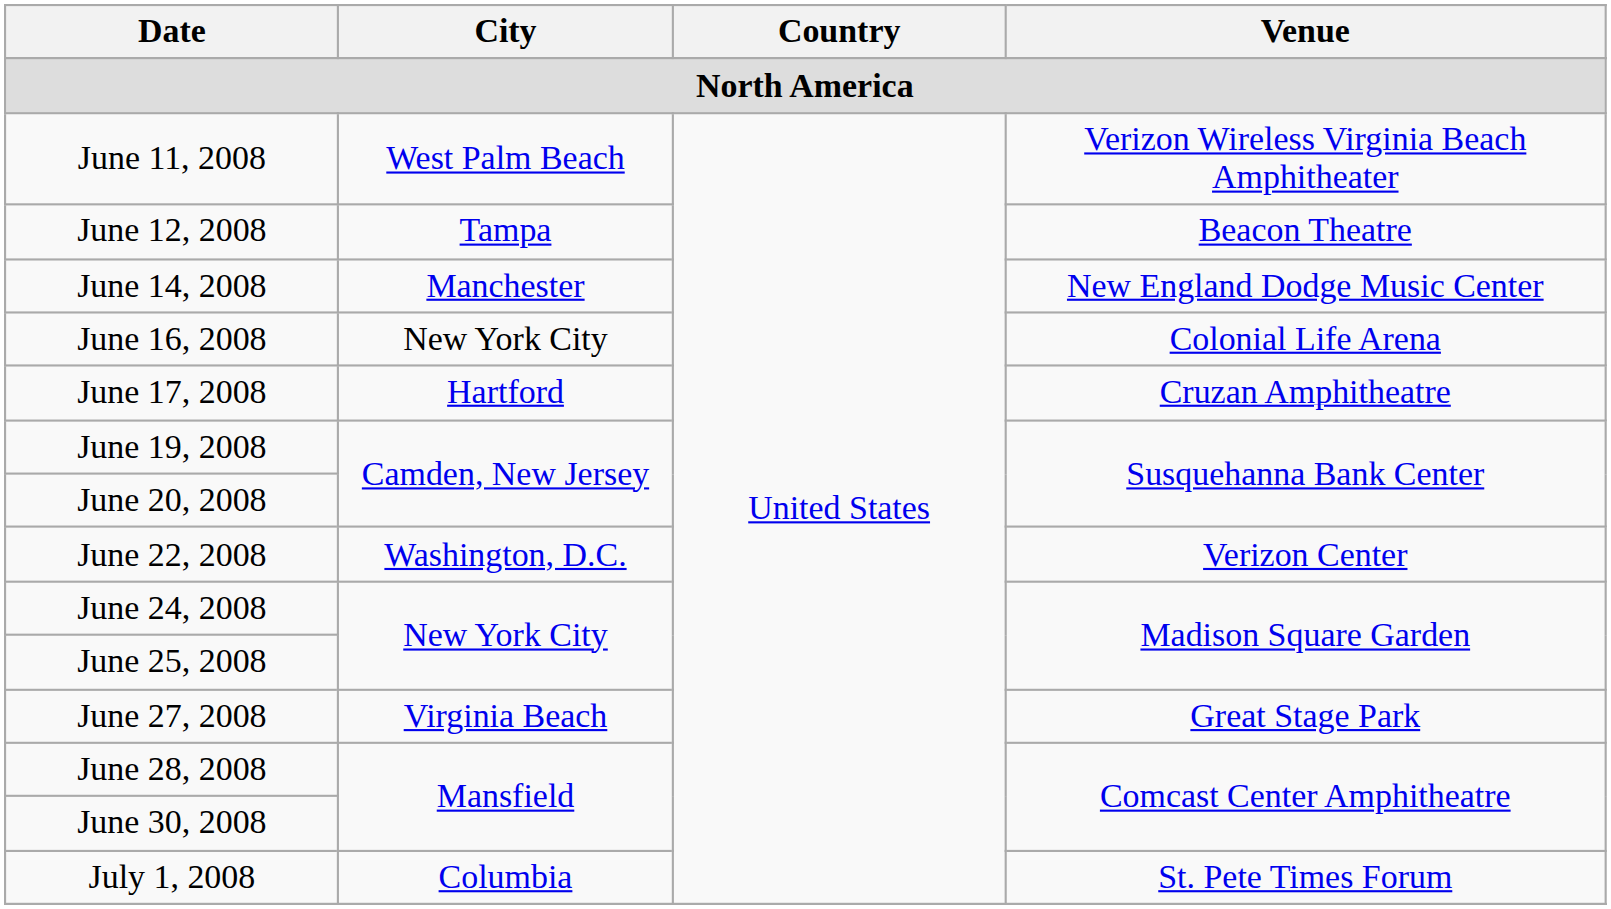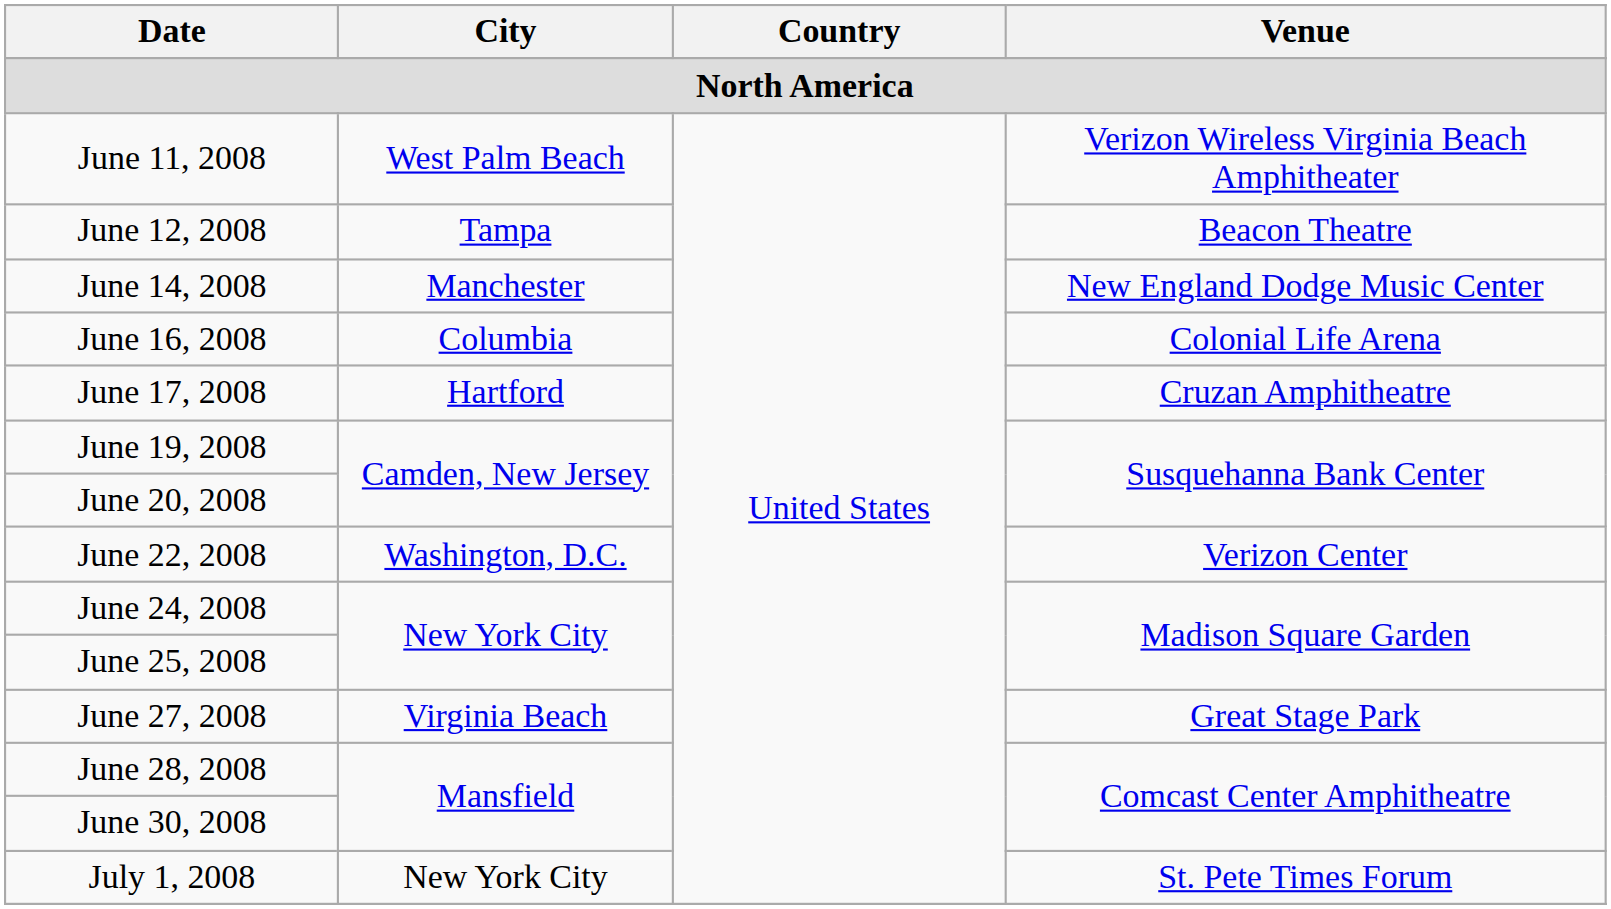(506, 338) New York City -> (505, 338) Columbia
(505, 876) Columbia -> (506, 876) New York City
